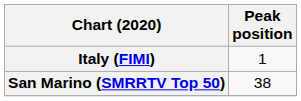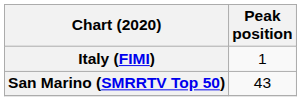(262, 83) 38 -> (262, 83) 43
